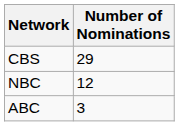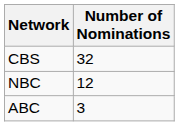(85, 58) 29 -> (85, 58) 32
